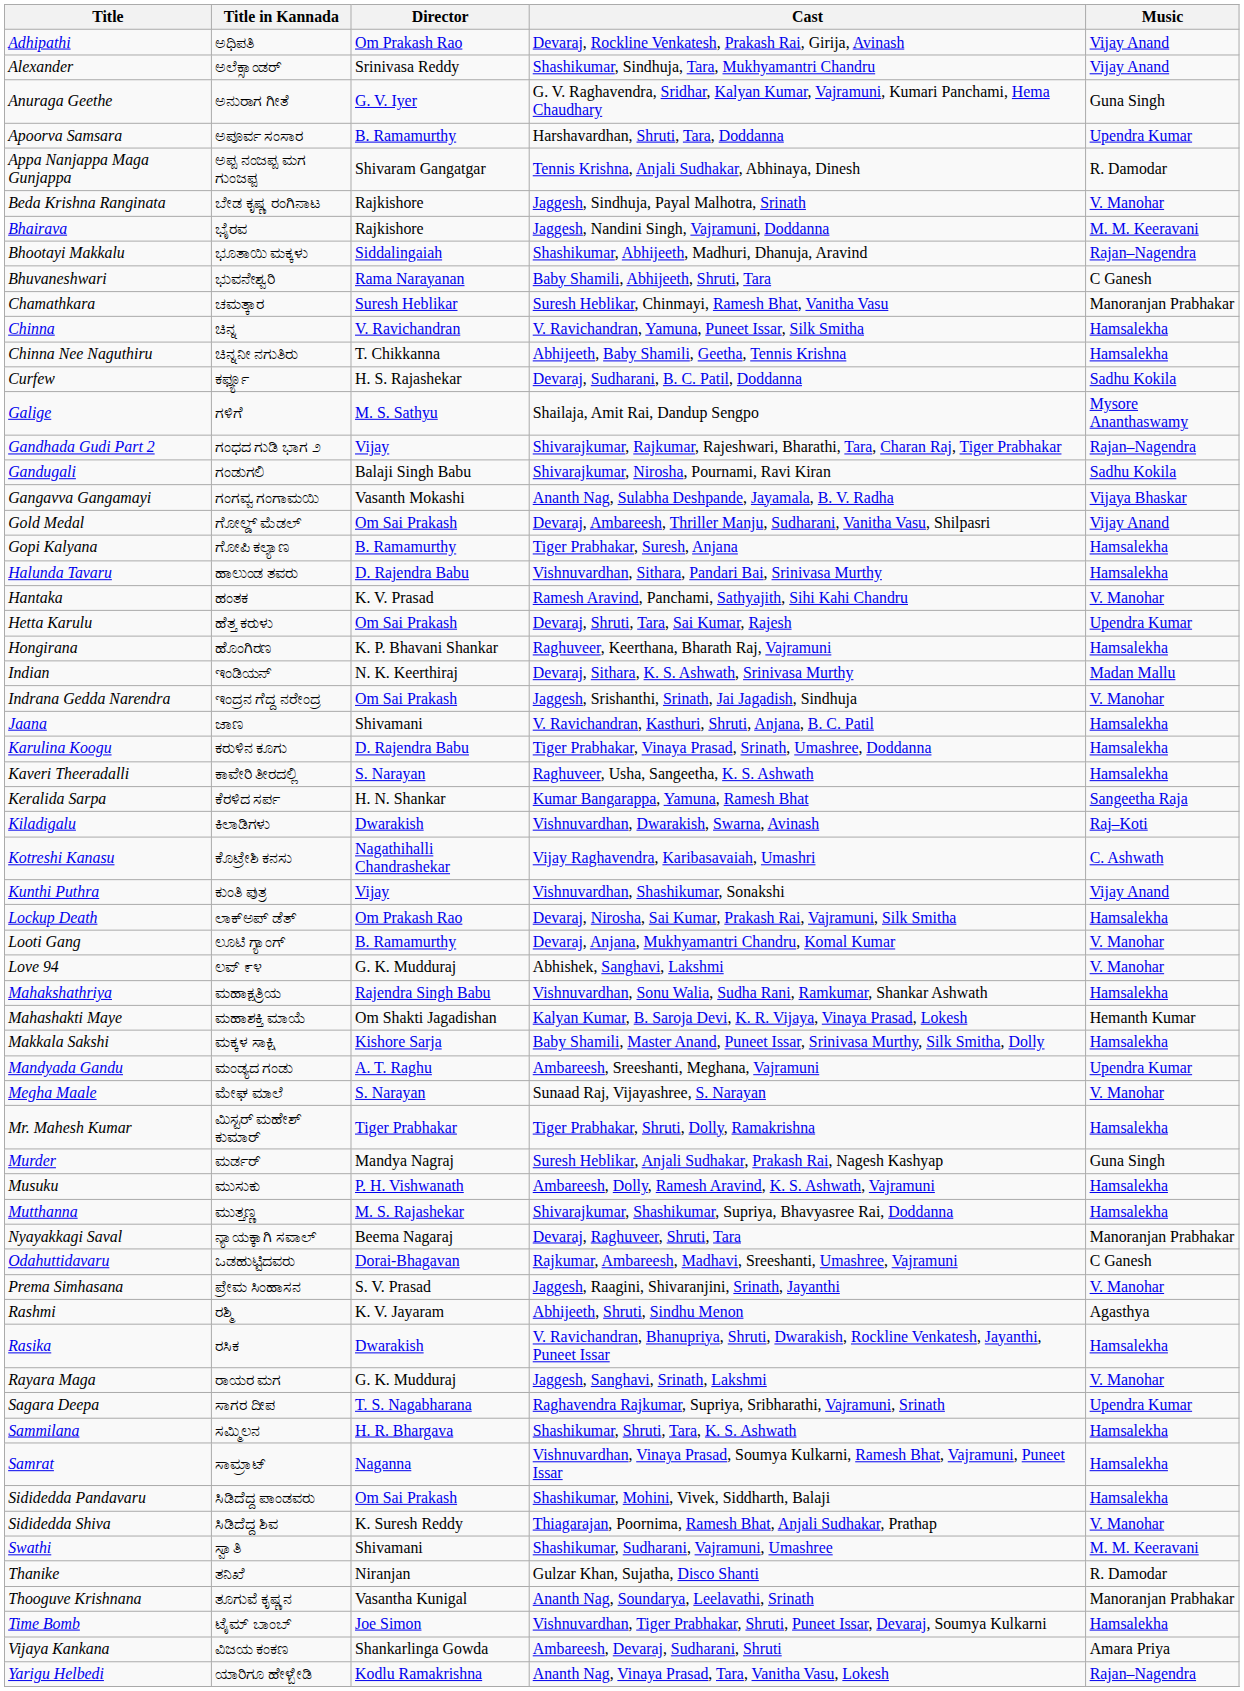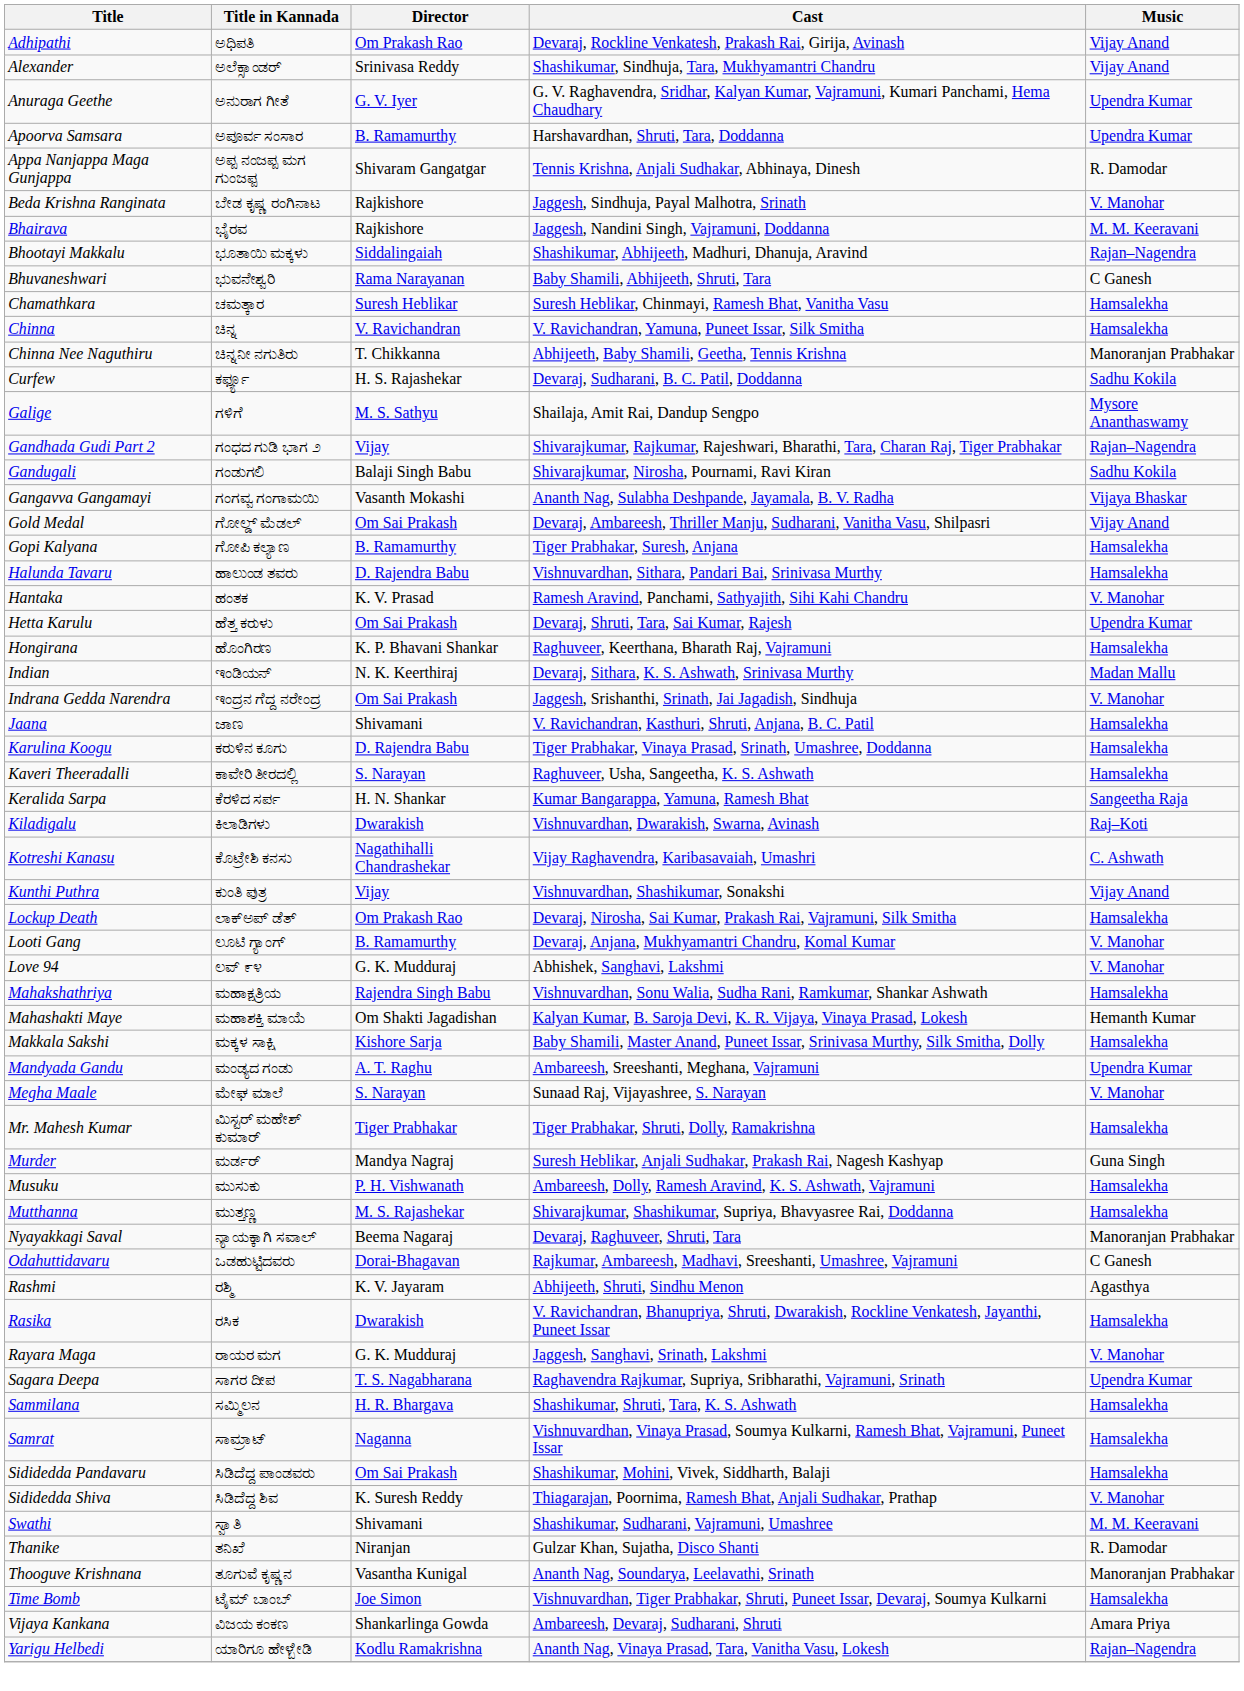(1127, 101) Guna Singh -> (1141, 101) Upendra Kumar
(1162, 303) Manoranjan Prabhakar -> (1129, 303) Hamsalekha
(1129, 354) Hamsalekha -> (1162, 354) Manoranjan Prabhakar
- row: (66, 1286)
